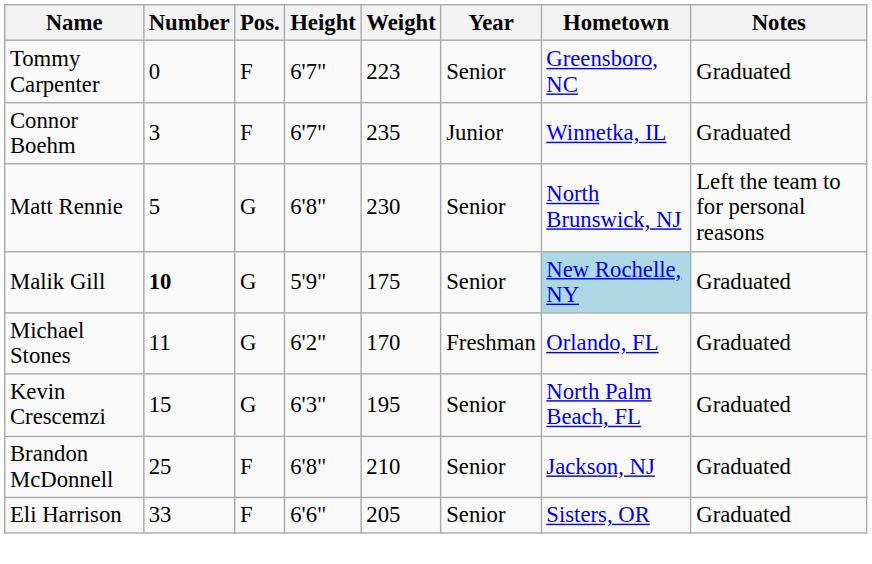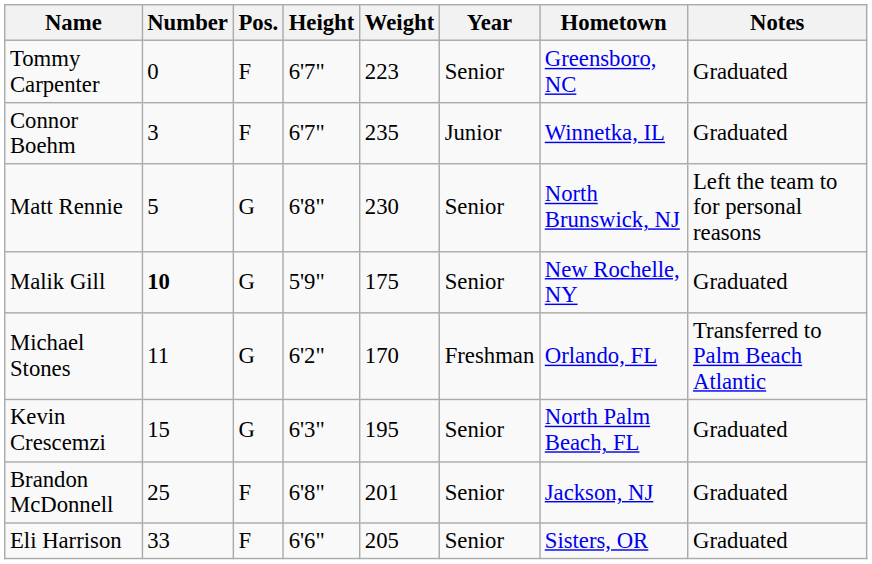(614, 281) lightblue background -> (612, 281) no background
(744, 343) Graduated -> (757, 356) Transferred to Palm Beach Atlantic
(383, 466) 210 -> (382, 492) 201
